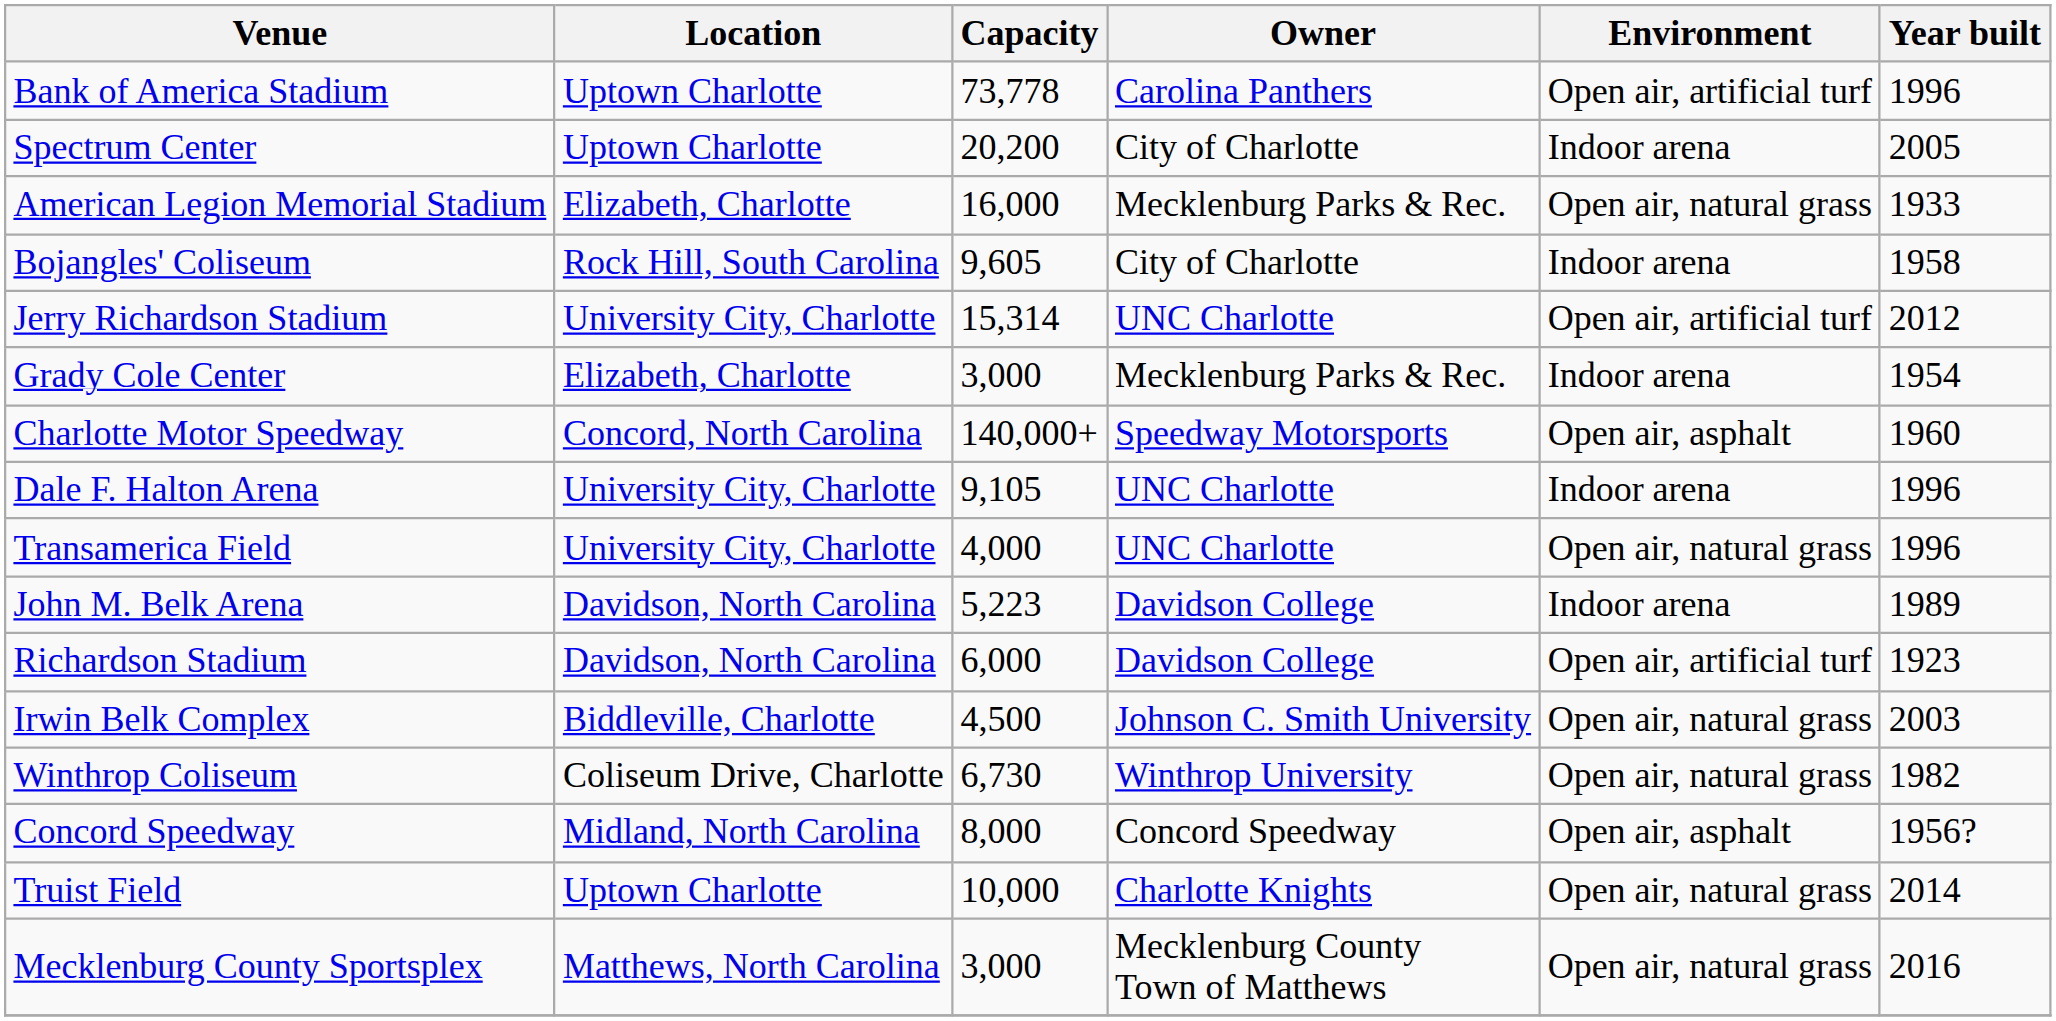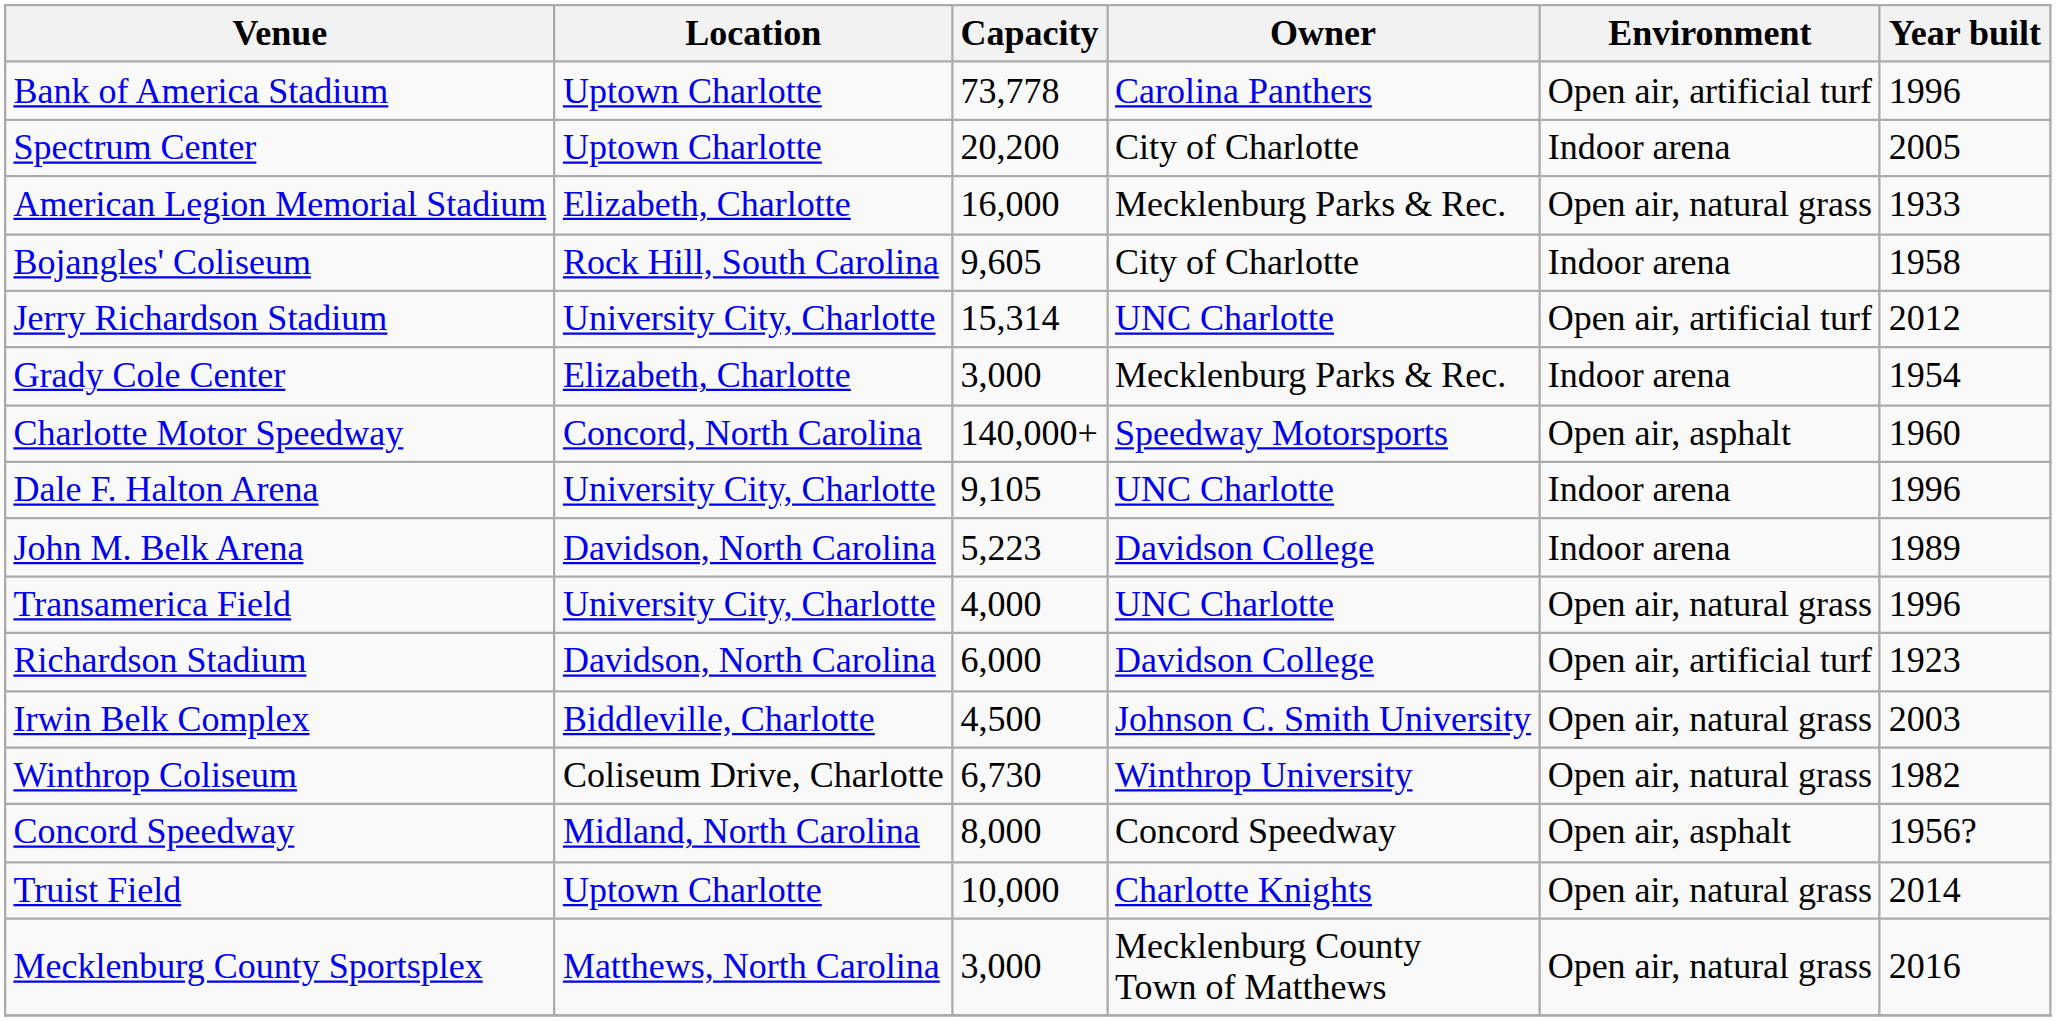rows swapped: (158, 603) <-> (152, 546)
